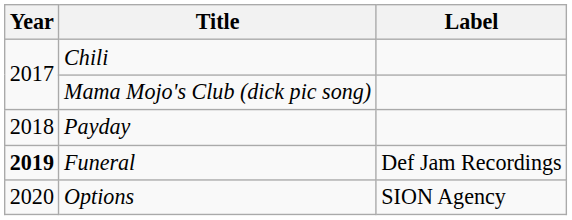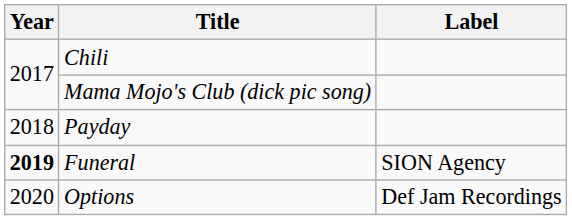(471, 162) Def Jam Recordings -> (444, 162) SION Agency
(444, 197) SION Agency -> (471, 197) Def Jam Recordings
